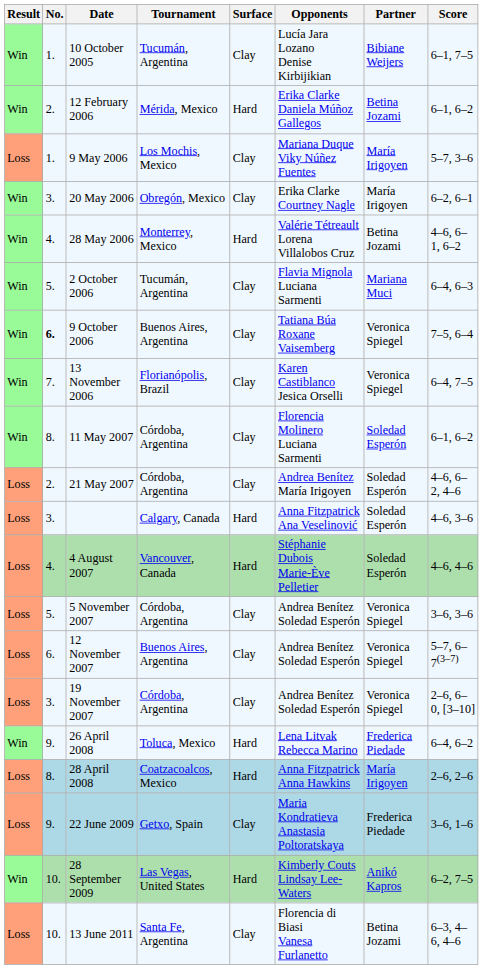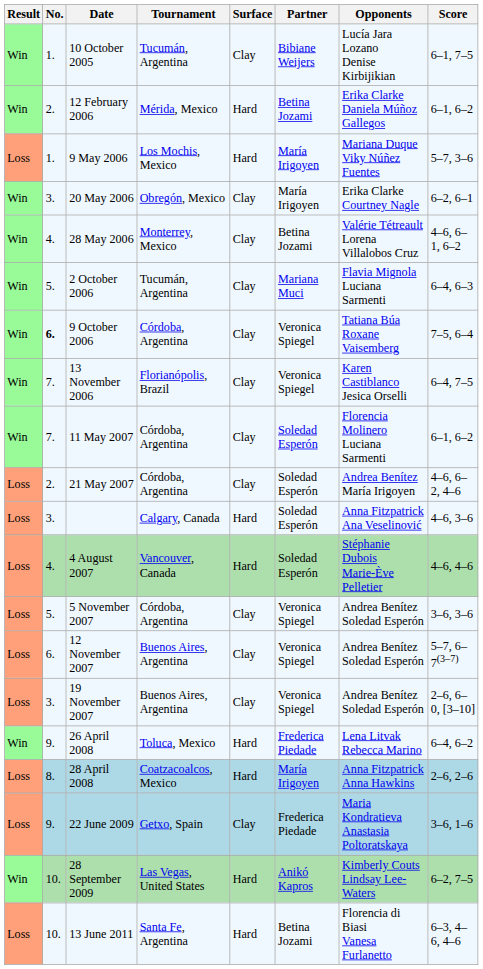columns swapped: (396, 13) <-> (319, 13)
(244, 157) Clay -> (245, 157) Hard
(245, 238) Hard -> (244, 238) Clay
(174, 333) Buenos Aires, Argentina -> (164, 333) Córdoba, Argentina
(50, 436) 8. -> (50, 436) 7.
(164, 701) Córdoba, Argentina -> (174, 701) Buenos Aires, Argentina
(244, 933) Clay -> (245, 933) Hard
